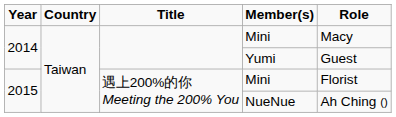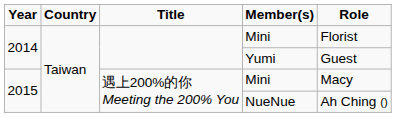(337, 36) Macy -> (339, 36) Florist
(339, 79) Florist -> (337, 79) Macy
